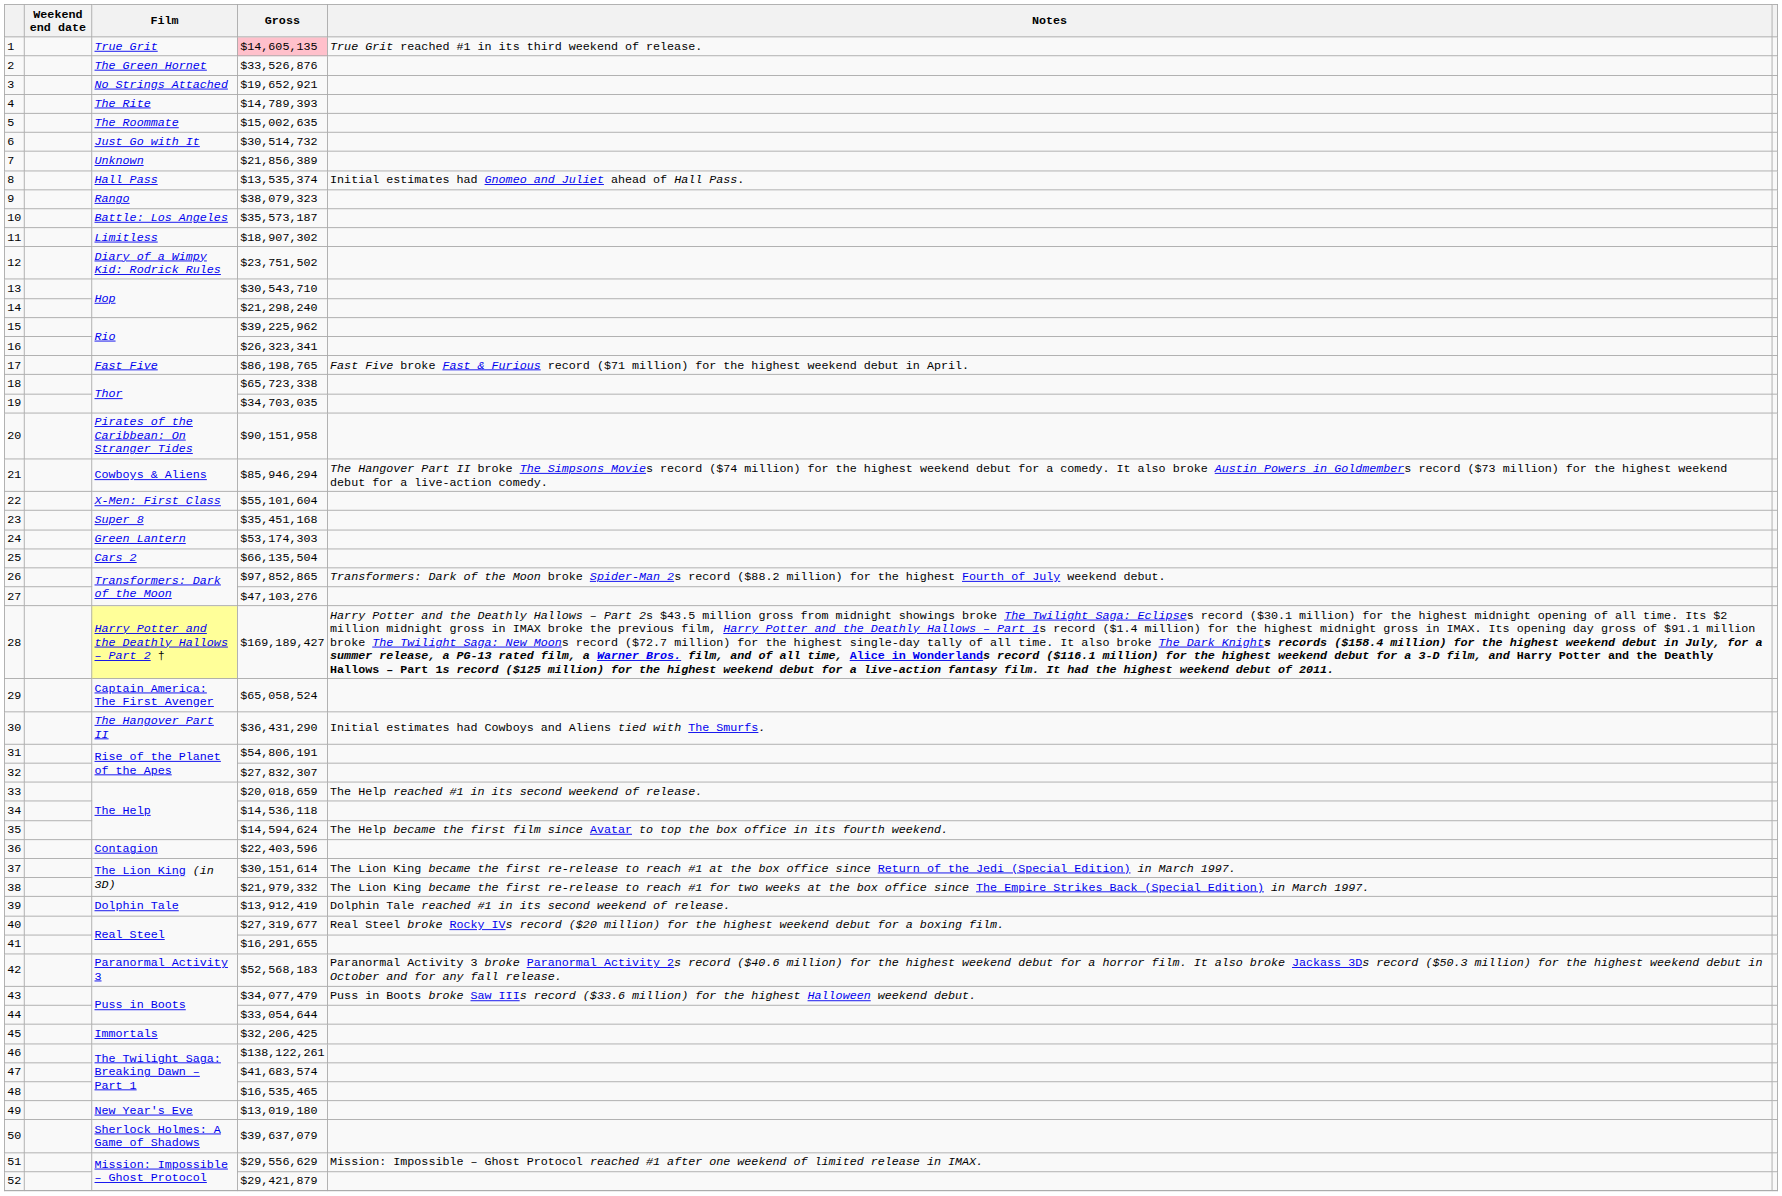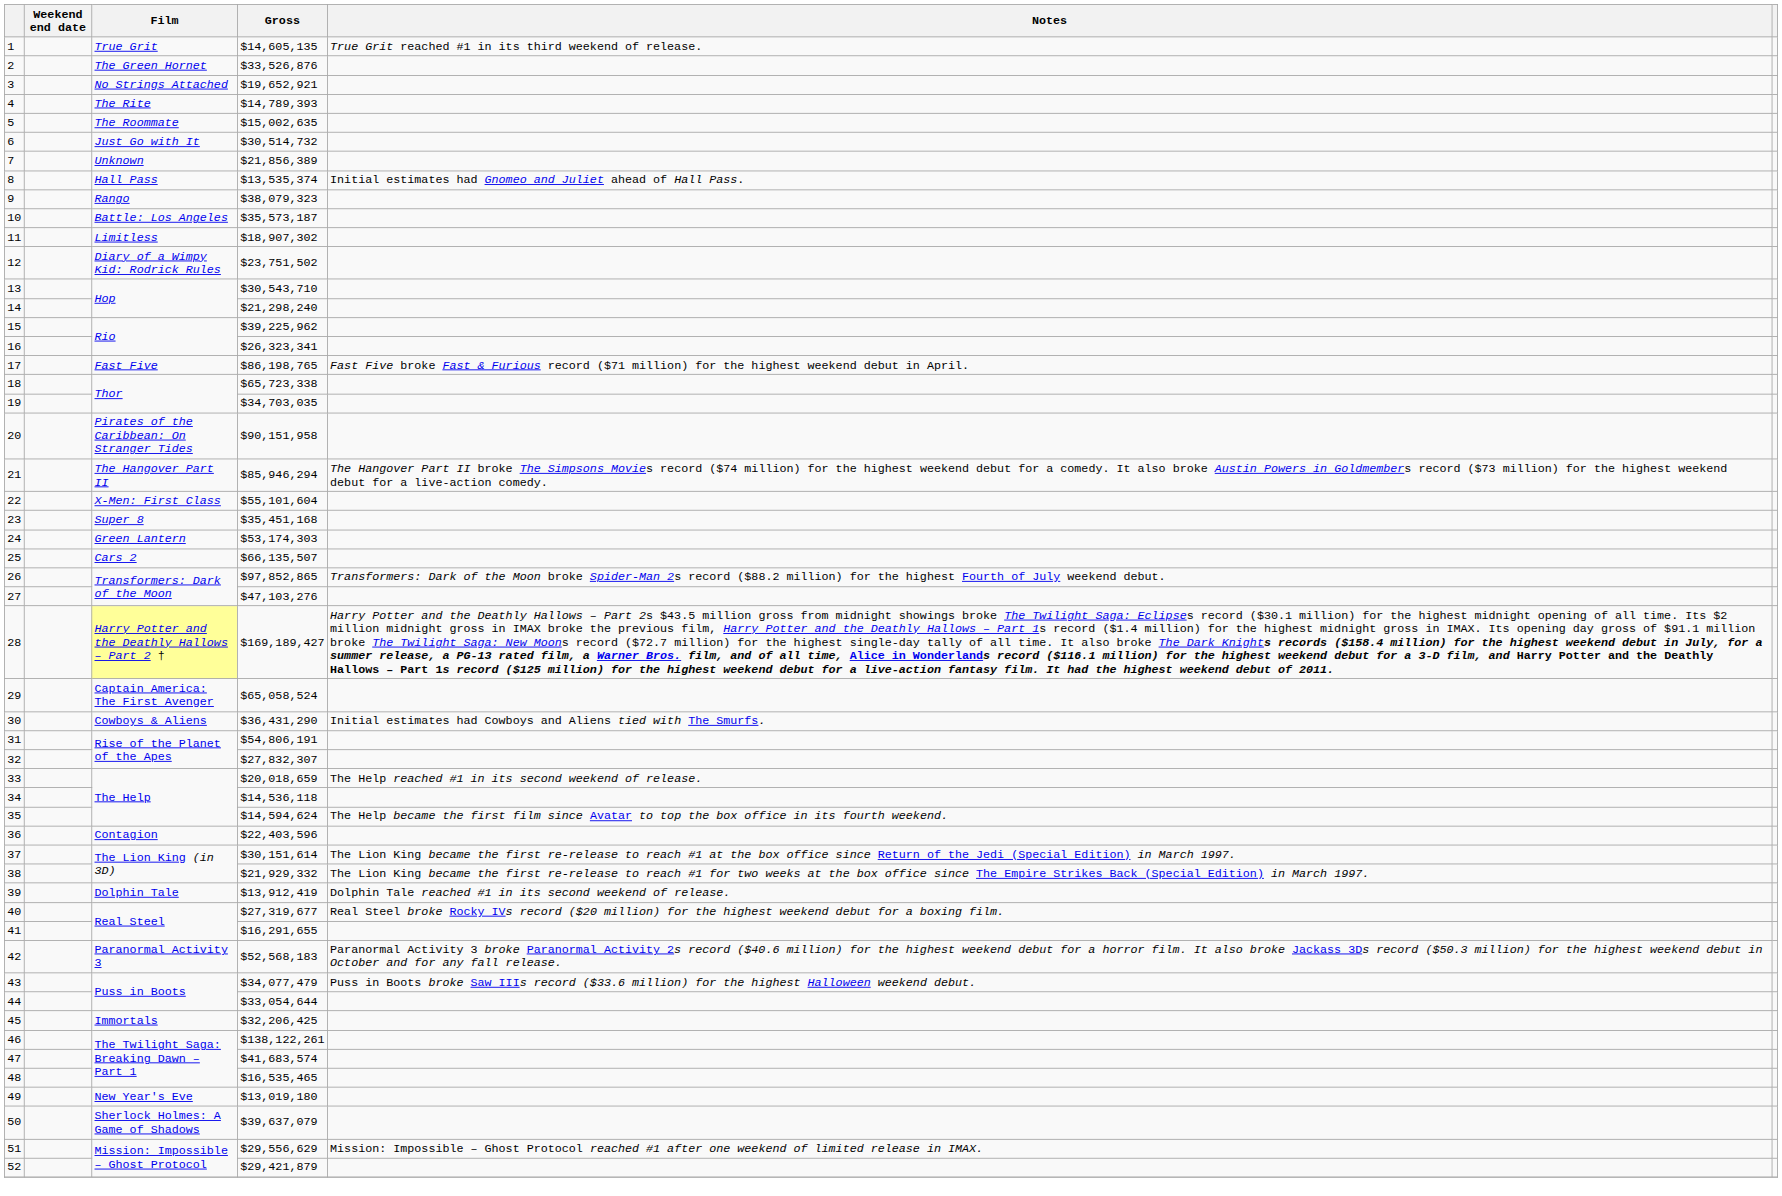(279, 47) pink background -> (279, 47) no background
(151, 475) Cowboys & Aliens -> (154, 475) The Hangover Part II
(279, 558) $66,135,504 -> (279, 558) $66,135,507
(154, 728) The Hangover Part II -> (151, 721) Cowboys & Aliens
(279, 887) $21,979,332 -> (279, 874) $21,929,332
